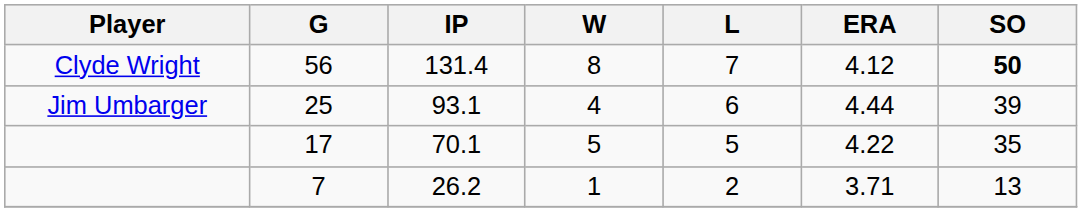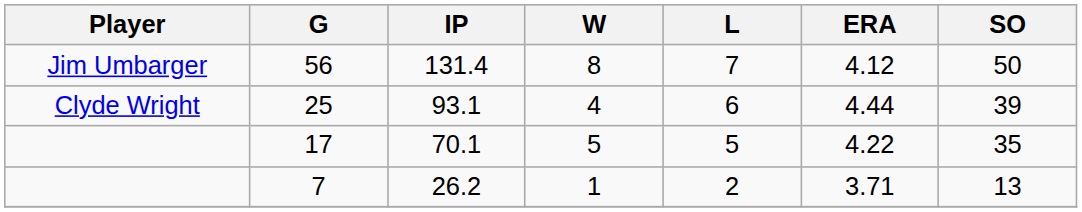(127, 65) Clyde Wright -> (127, 65) Jim Umbarger
(1008, 65) bold -> (1008, 65) normal
(127, 105) Jim Umbarger -> (127, 105) Clyde Wright
